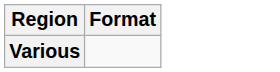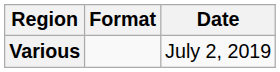+ column: (218, 20)
